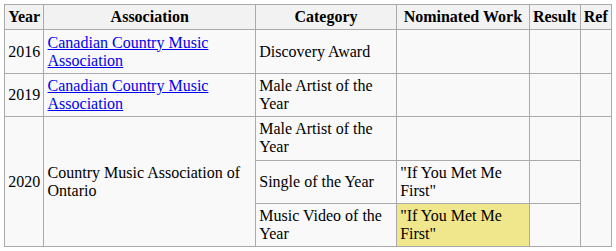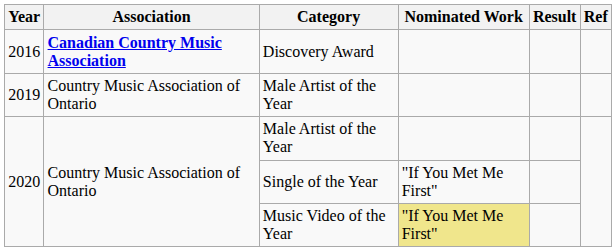(128, 51) normal -> (135, 51) bold
(128, 94) Canadian Country Music Association -> (144, 94) Country Music Association of Ontario
